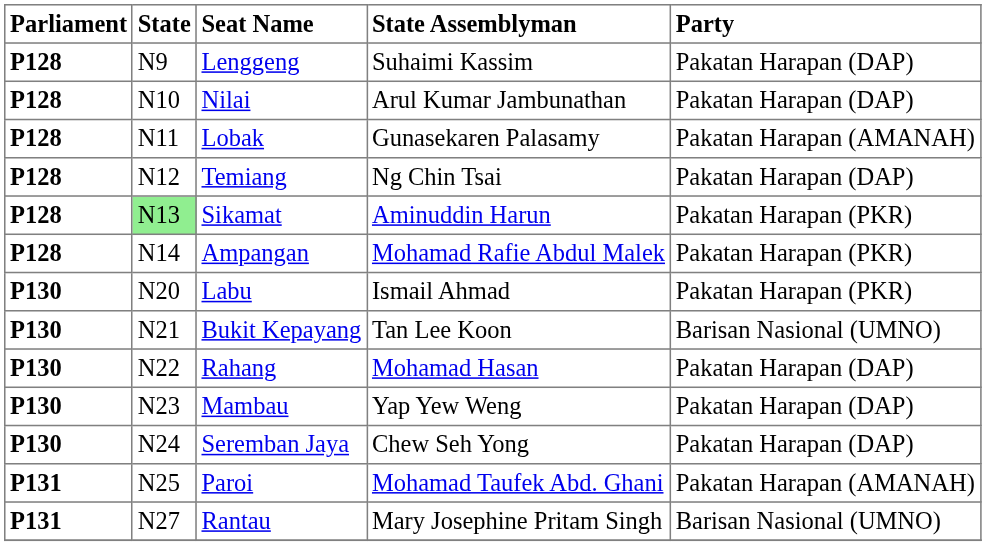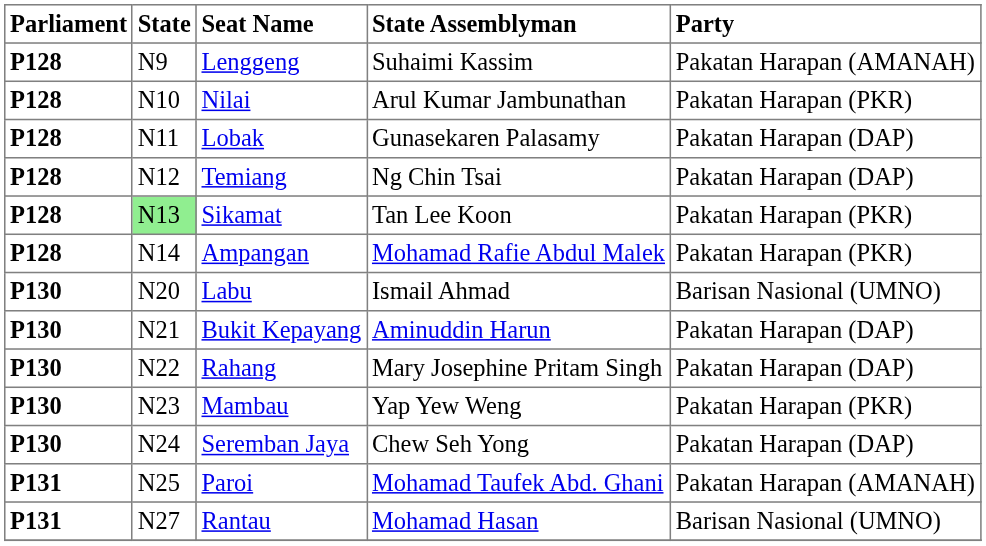(795, 61) Pakatan Harapan (DAP) -> (825, 61) Pakatan Harapan (AMANAH)
(795, 100) Pakatan Harapan (DAP) -> (794, 100) Pakatan Harapan (PKR)
(825, 138) Pakatan Harapan (AMANAH) -> (795, 138) Pakatan Harapan (DAP)
(461, 214) Aminuddin Harun -> (442, 214) Tan Lee Koon
(794, 291) Pakatan Harapan (PKR) -> (808, 291) Barisan Nasional (UMNO)
(442, 329) Tan Lee Koon -> (461, 329) Aminuddin Harun
(808, 329) Barisan Nasional (UMNO) -> (795, 329) Pakatan Harapan (DAP)
(455, 367) Mohamad Hasan -> (517, 367) Mary Josephine Pritam Singh
(795, 406) Pakatan Harapan (DAP) -> (794, 406) Pakatan Harapan (PKR)
(517, 520) Mary Josephine Pritam Singh -> (455, 520) Mohamad Hasan
